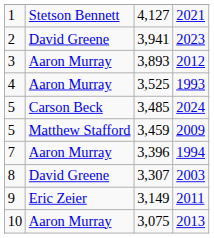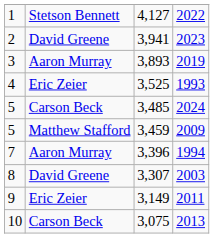(191, 15) 2021 -> (191, 15) 2022
(191, 61) 2012 -> (191, 61) 2019
(70, 84) Aaron Murray -> (58, 84) Eric Zeier
(70, 221) Aaron Murray -> (66, 221) Carson Beck
